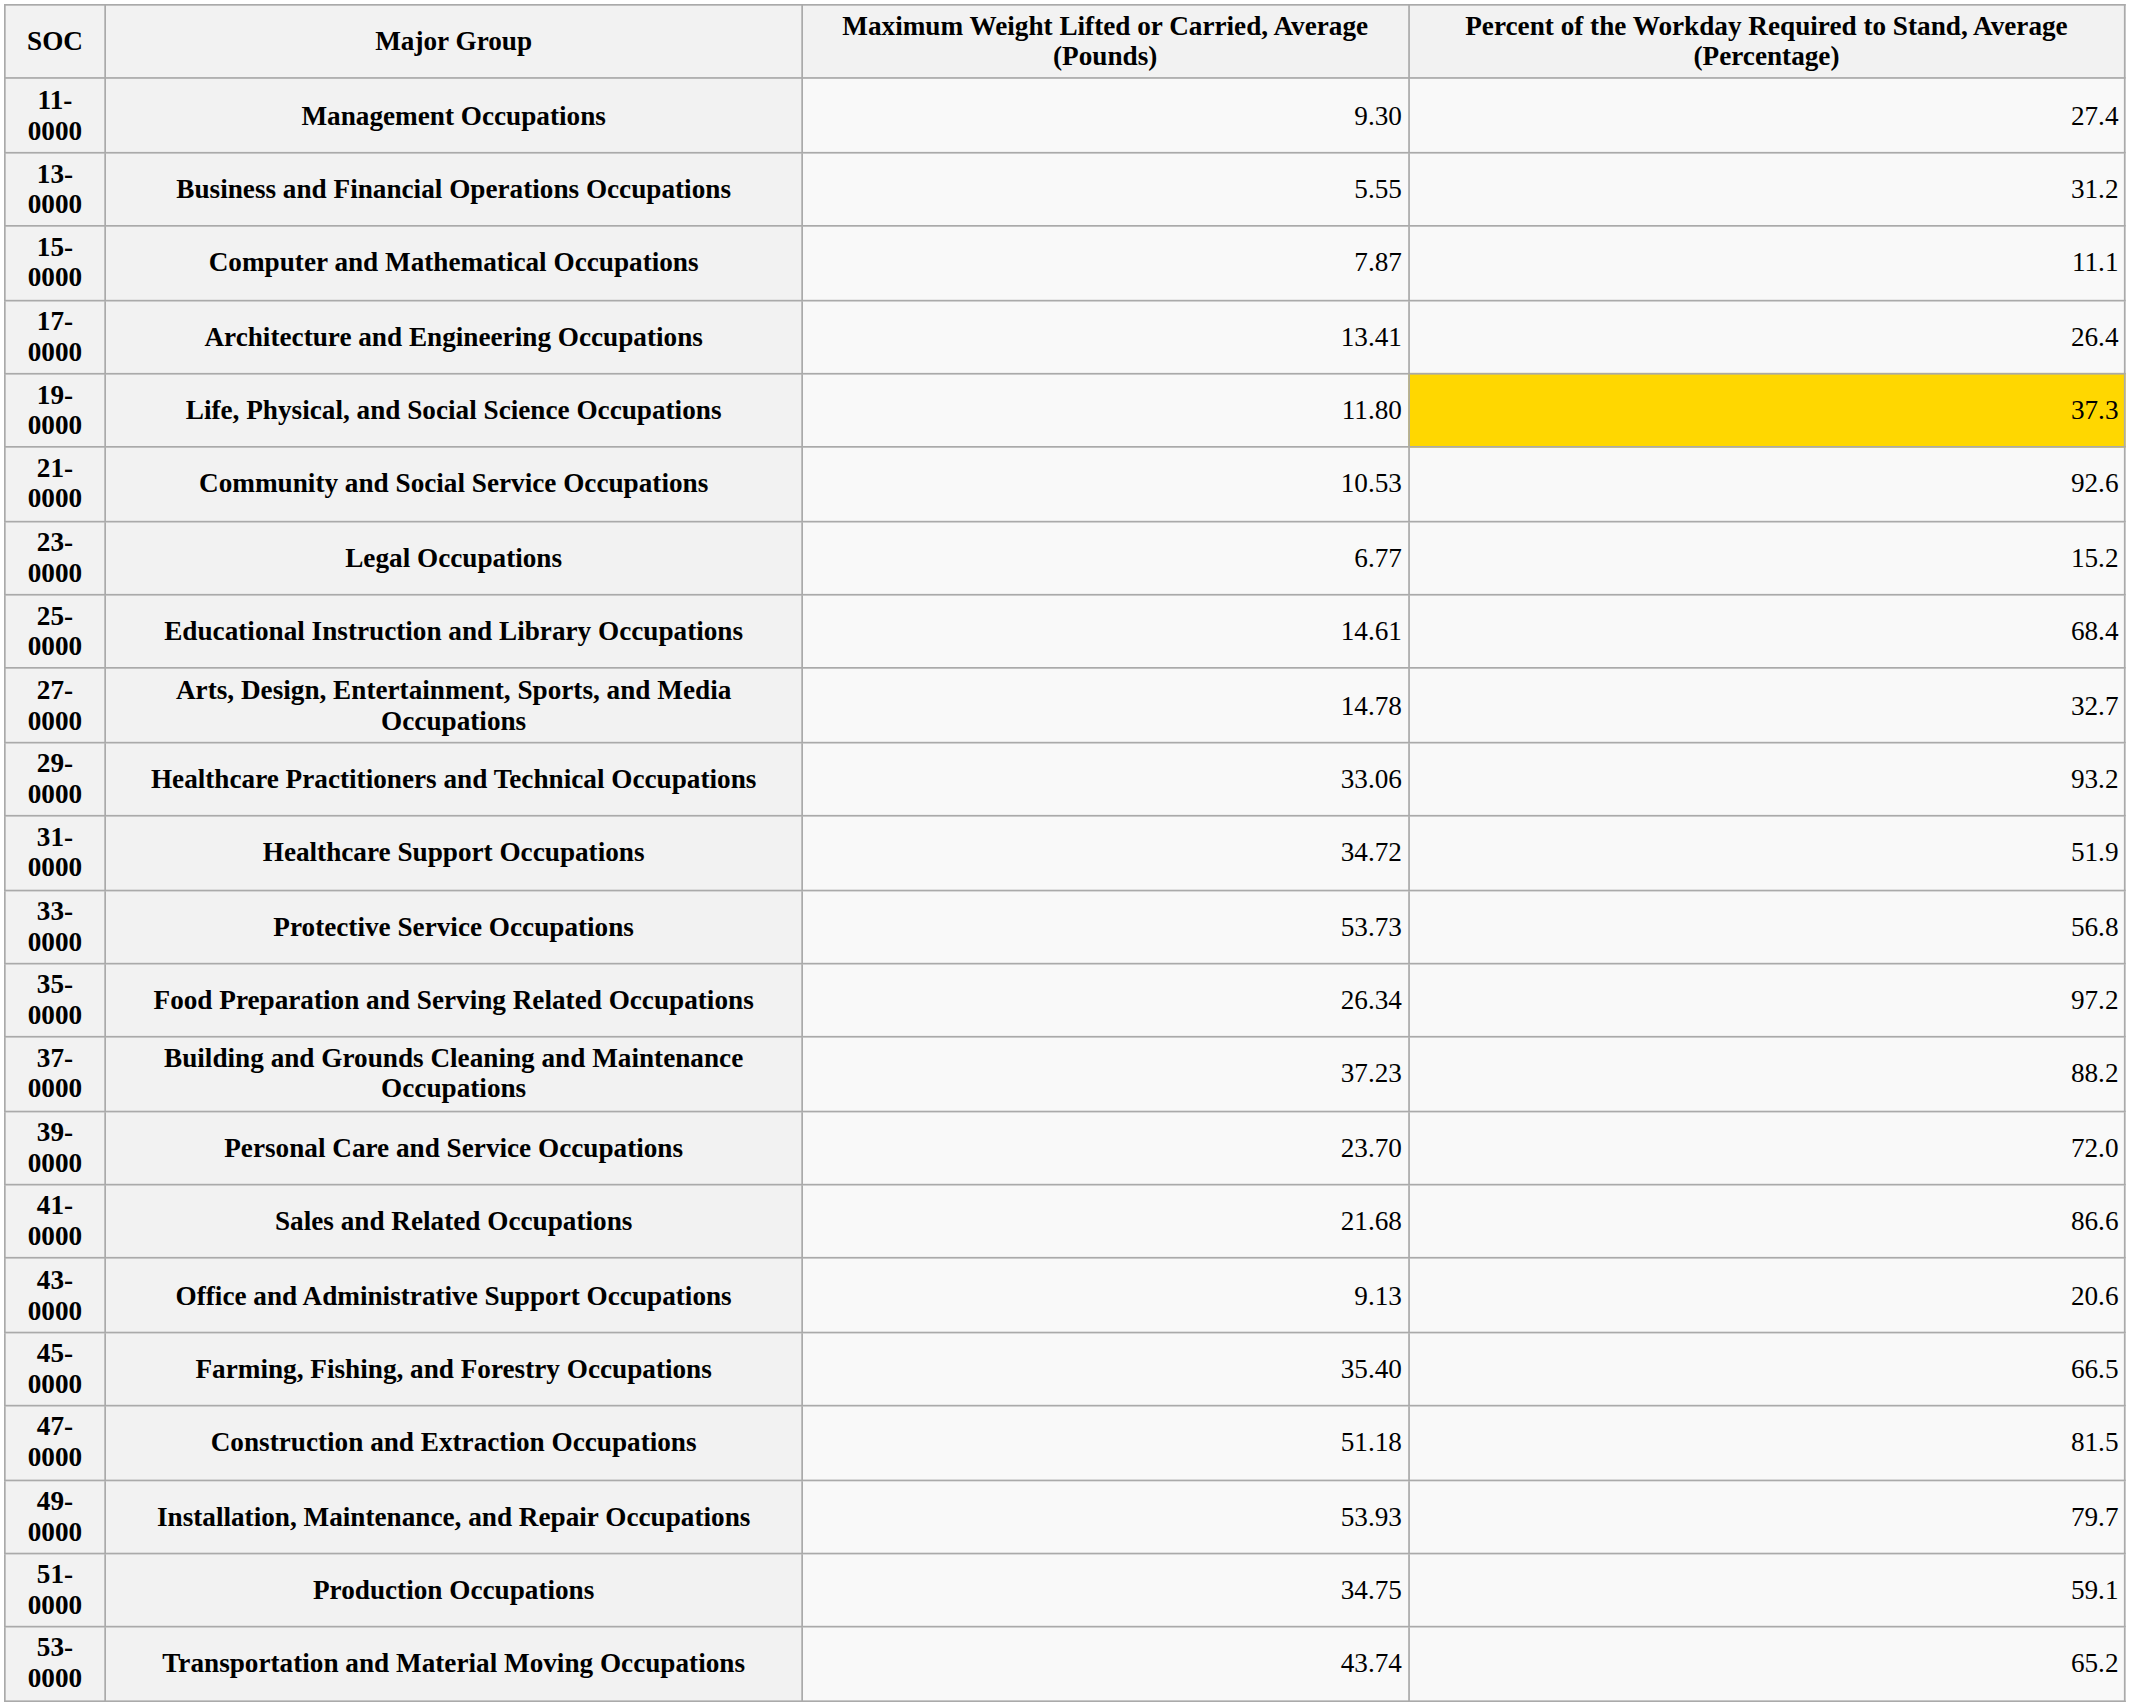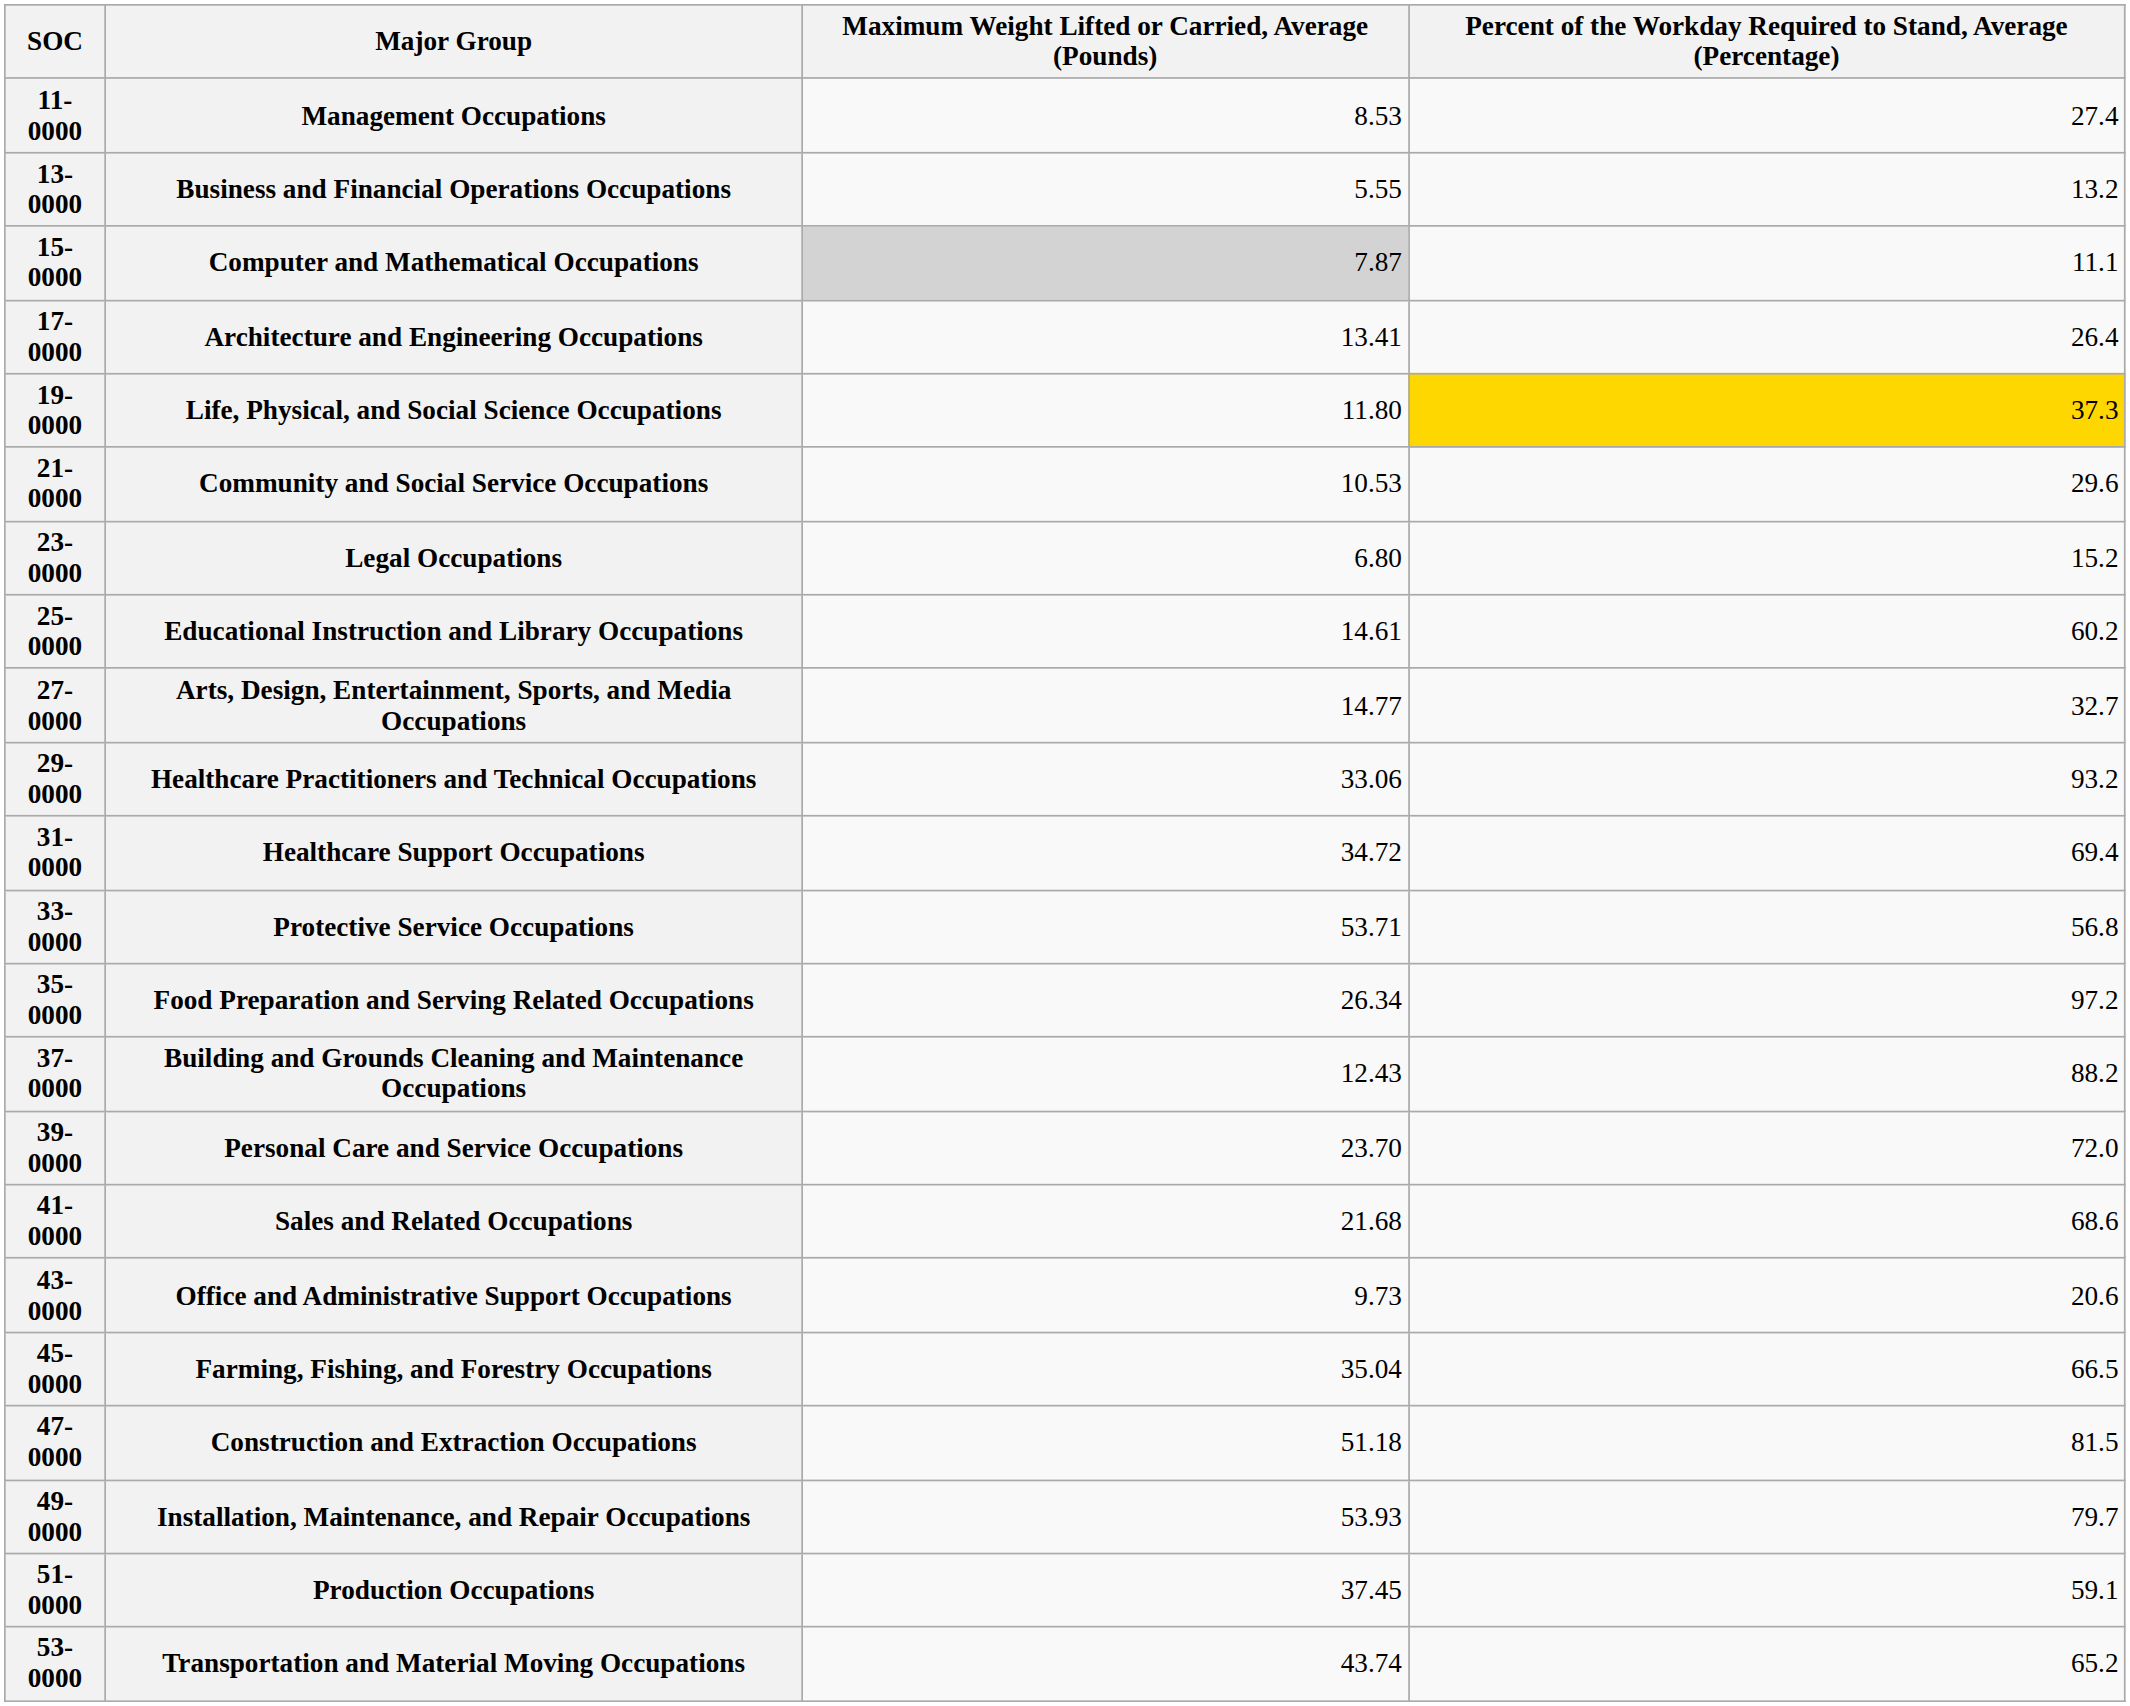(1378, 115) 9.30 -> (1378, 115) 8.53
(2095, 188) 31.2 -> (2095, 188) 13.2
(1378, 262) no background -> (1378, 262) lightgrey background
(2095, 483) 92.6 -> (2095, 483) 29.6
(1378, 557) 6.77 -> (1378, 557) 6.80
(2095, 631) 68.4 -> (2095, 631) 60.2
(1371, 705) 14.78 -> (1371, 705) 14.77
(2095, 852) 51.9 -> (2095, 852) 69.4
(1371, 926) 53.73 -> (1371, 926) 53.71
(1371, 1073) 37.23 -> (1371, 1073) 12.43
(2095, 1221) 86.6 -> (2095, 1221) 68.6
(1378, 1294) 9.13 -> (1378, 1294) 9.73
(1371, 1368) 35.40 -> (1371, 1368) 35.04
(1371, 1589) 34.75 -> (1371, 1589) 37.45
